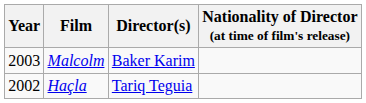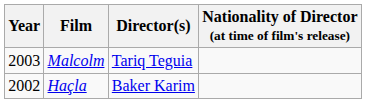(153, 60) Baker Karim -> (152, 60) Tariq Teguia
(152, 85) Tariq Teguia -> (153, 85) Baker Karim
